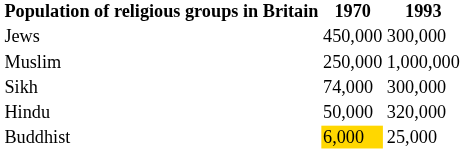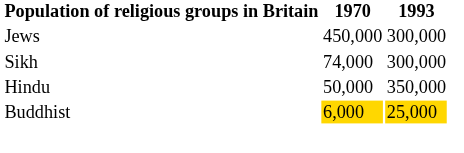- row: (33, 61)
(416, 111) 320,000 -> (416, 86) 350,000
(412, 137) no background -> (412, 111) gold background
